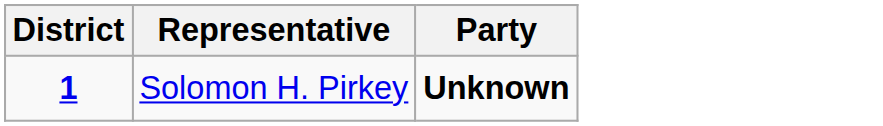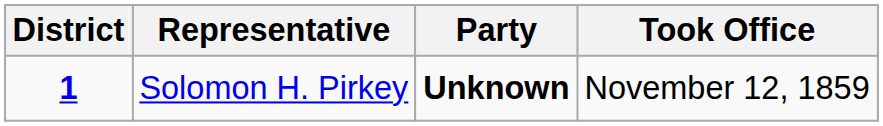+ column: (727, 30)
